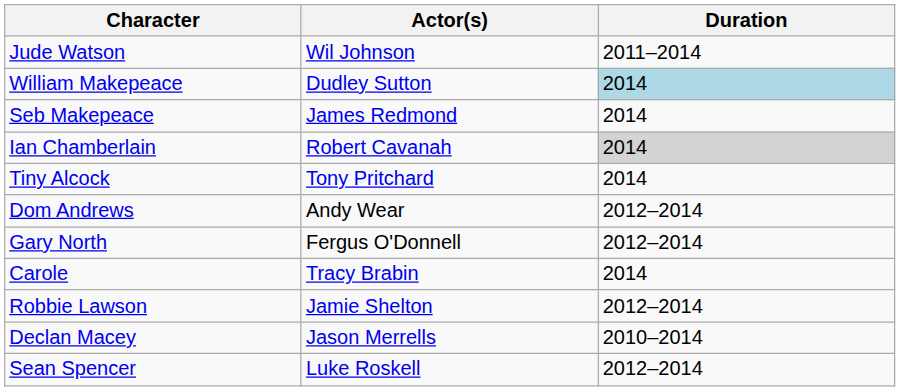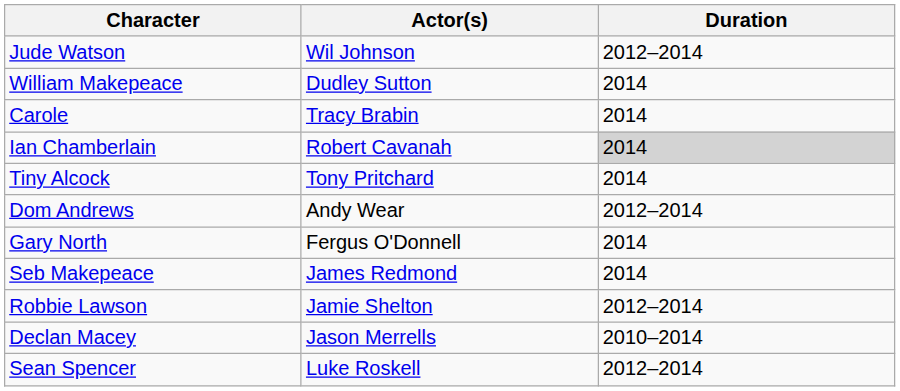(652, 52) 2011–2014 -> (653, 52) 2012–2014
(625, 83) lightblue background -> (625, 83) no background
rows swapped: (82, 115) <-> (39, 274)
(653, 242) 2012–2014 -> (625, 242) 2014
